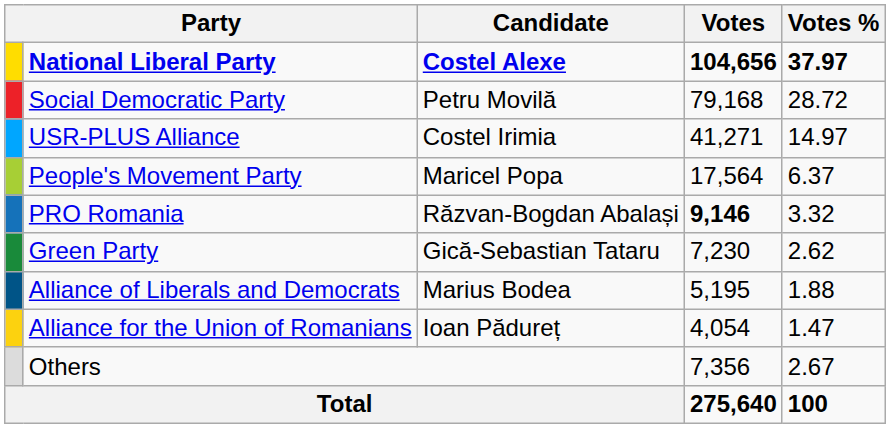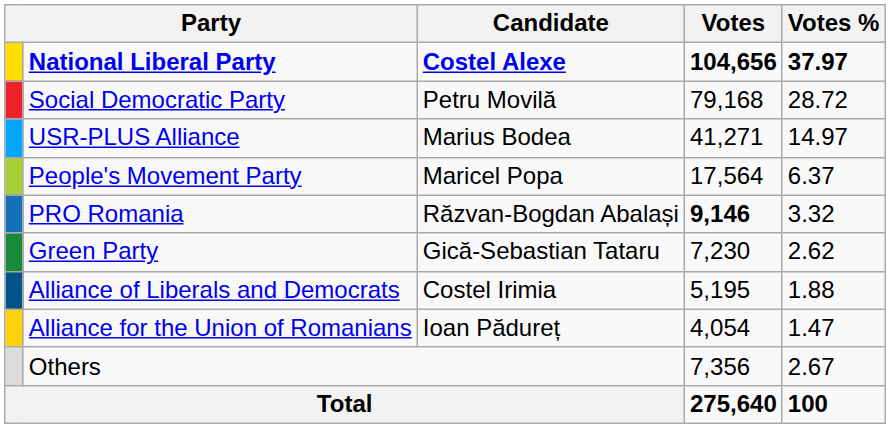(489, 137) Costel Irimia -> (497, 137) Marius Bodea
(497, 289) Marius Bodea -> (489, 289) Costel Irimia
